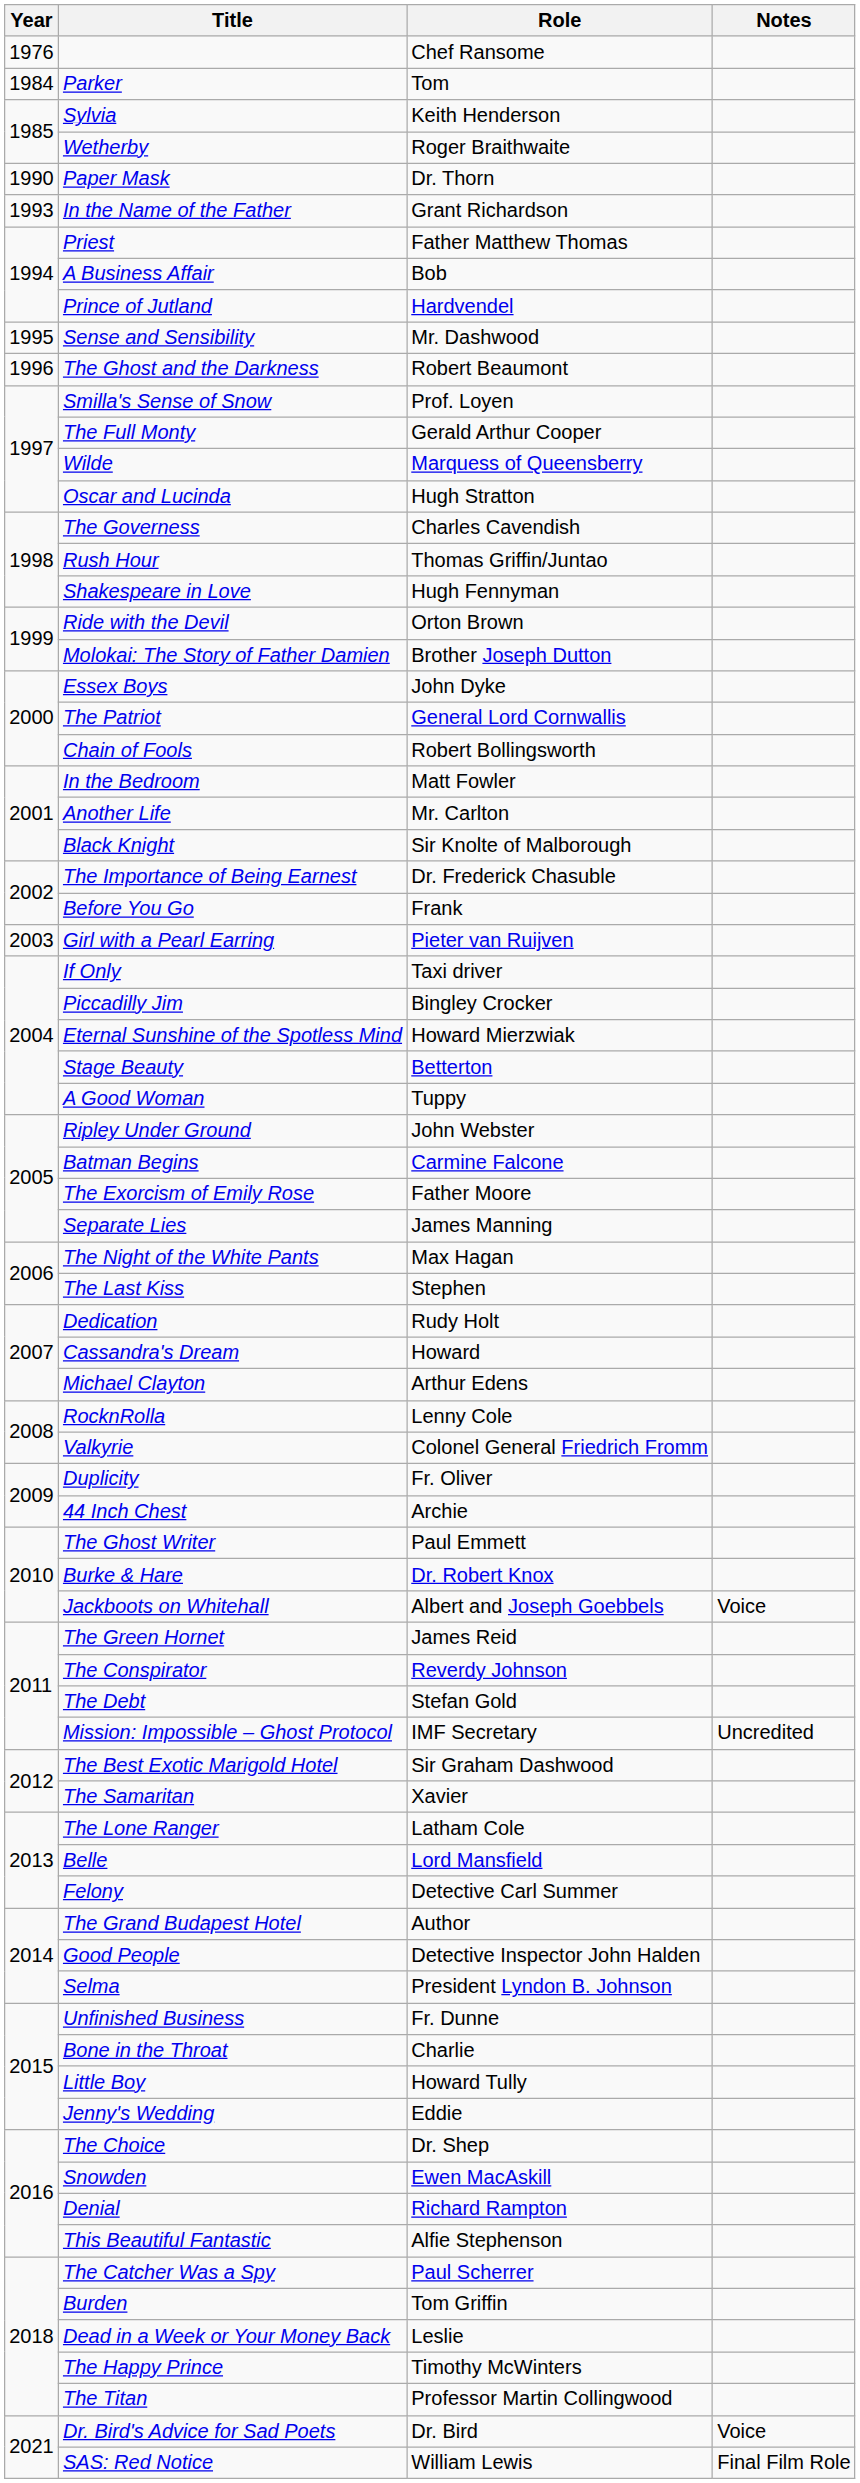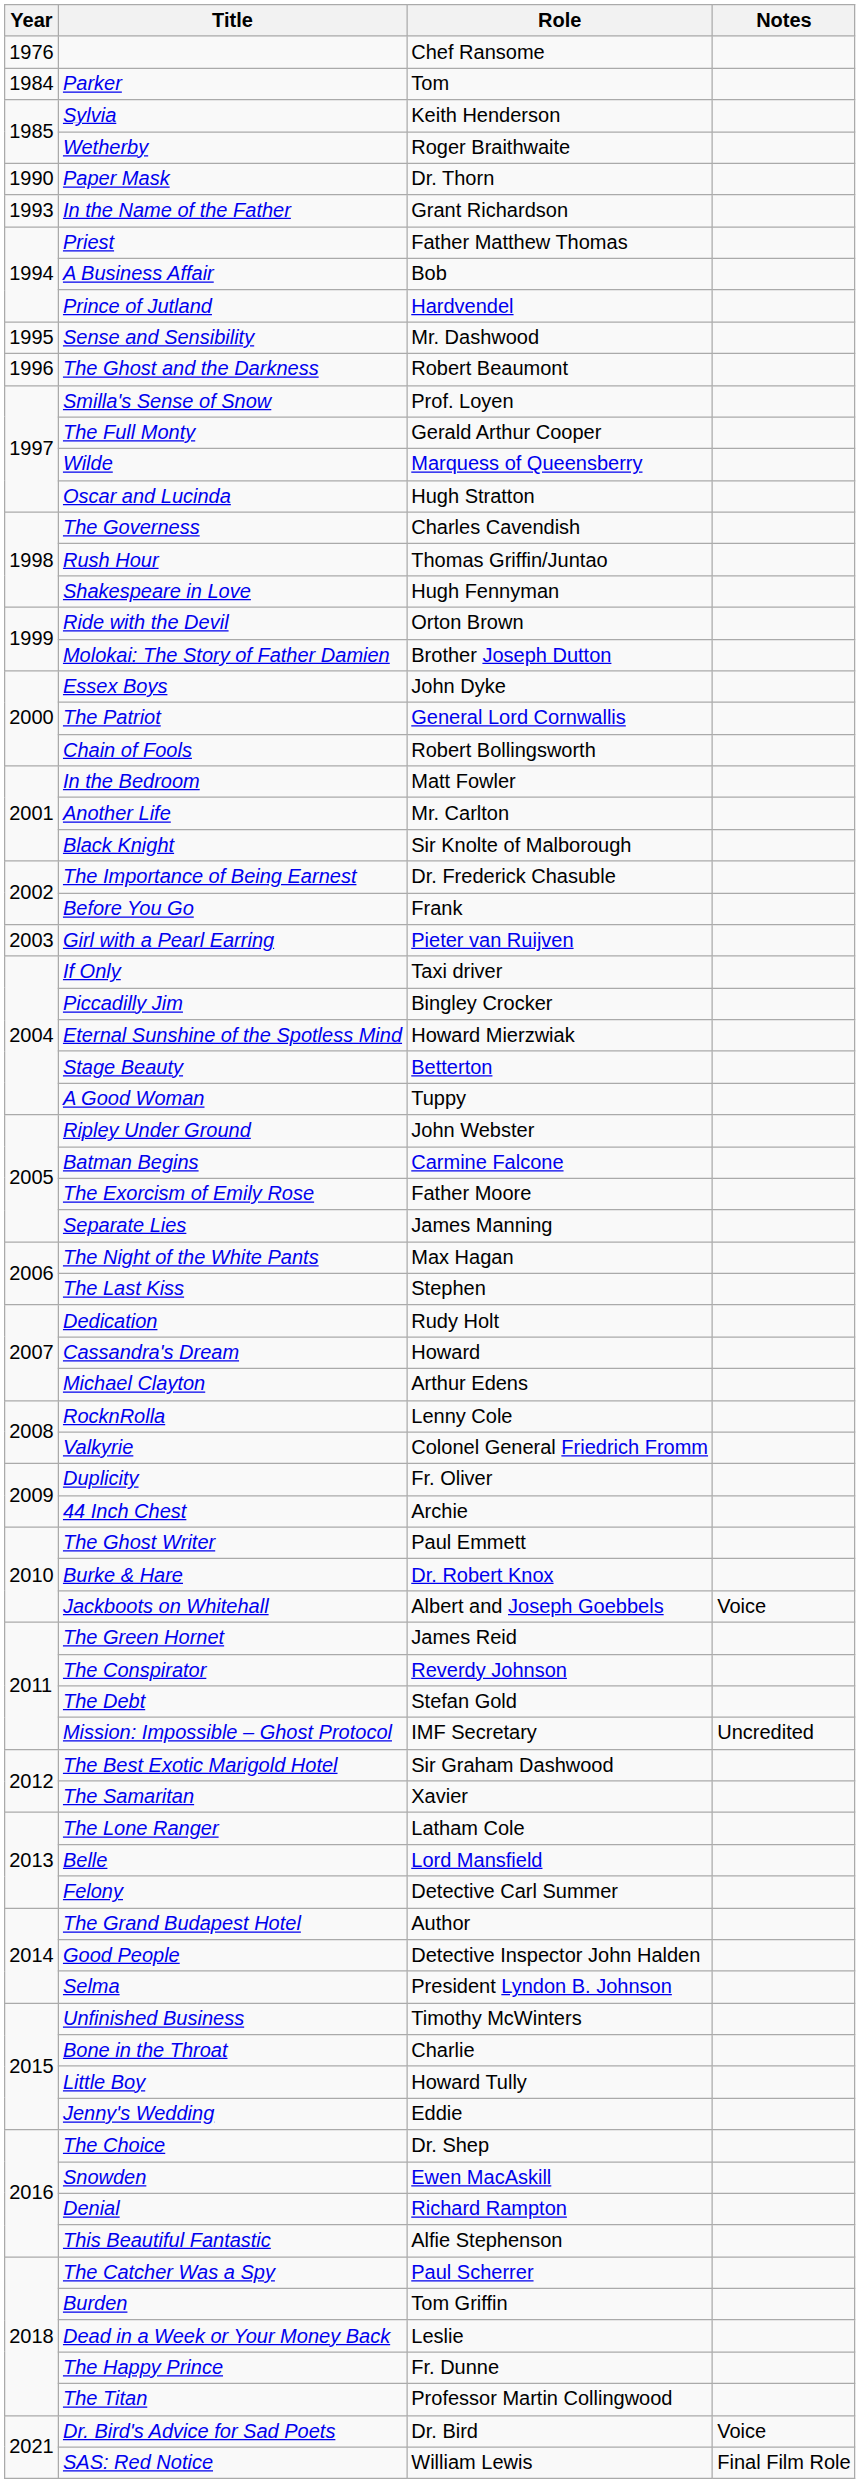(455, 2018) Fr. Dunne -> (496, 2018) Timothy McWinters
(496, 2367) Timothy McWinters -> (455, 2367) Fr. Dunne
